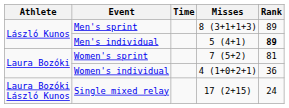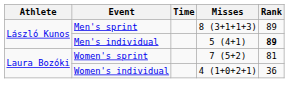- row: (122, 90)
